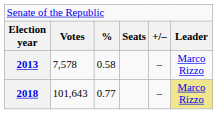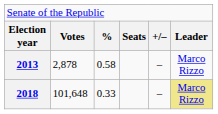(65, 65) 7,578 -> (65, 65) 2,878
(70, 94) 101,643 -> (70, 94) 101,648
(106, 94) 0.77 -> (106, 94) 0.33
